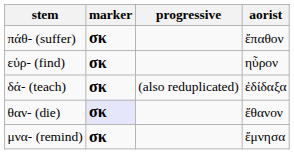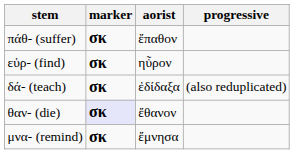columns swapped: (189, 15) <-> (266, 15)
